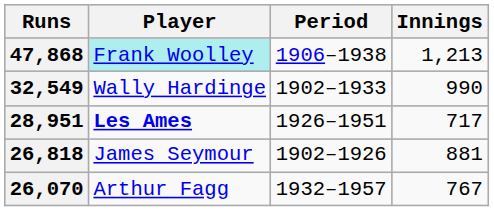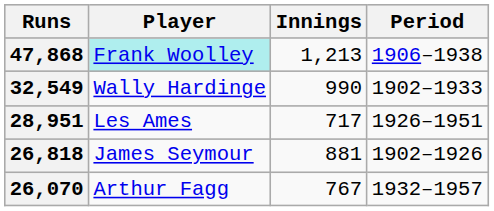columns swapped: (440, 22) <-> (331, 22)
(143, 122) bold -> (143, 122) normal
